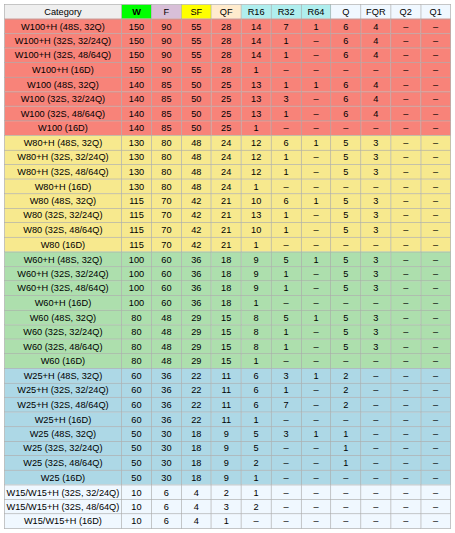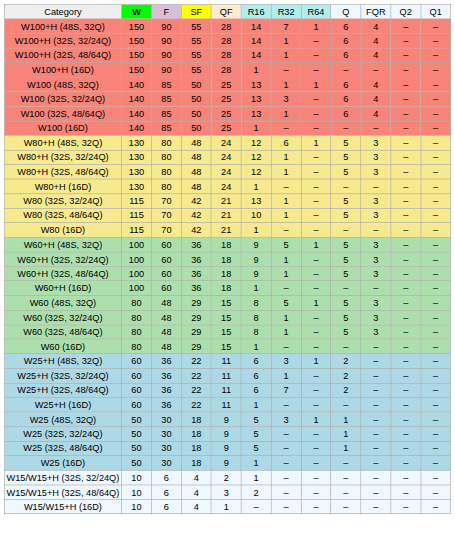- row: (63, 201)
(256, 463) 2 -> (256, 449) 5
